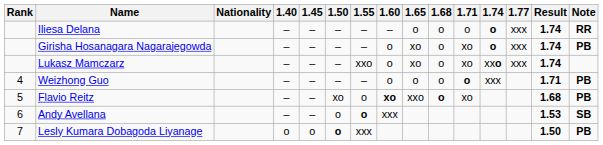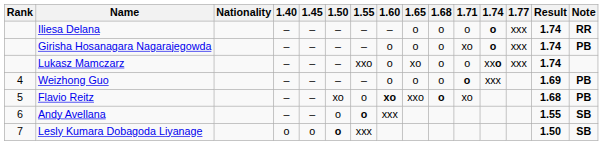(416, 47) xo -> (416, 47) o
(467, 64) xo -> (467, 64) o
(550, 81) 1.71 -> (550, 81) 1.69
(550, 115) 1.53 -> (550, 115) 1.55
(584, 132) PB -> (584, 132) SB
